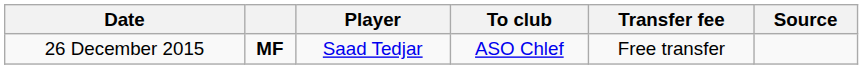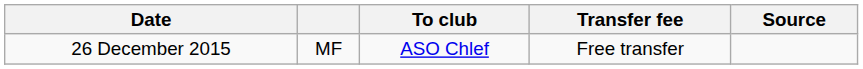- column: (373, 19)
(270, 49) bold -> (329, 49) normal
